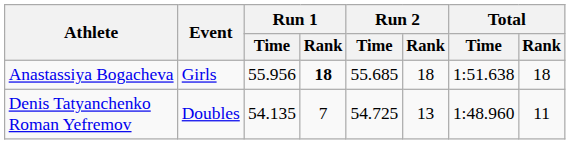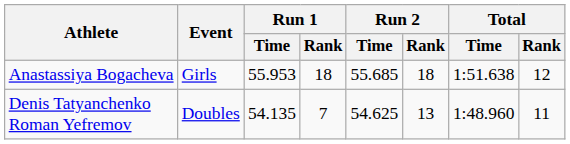(272, 75) 55.956 -> (272, 75) 55.953
(323, 75) bold -> (323, 75) normal
(542, 75) 18 -> (542, 75) 12
(374, 114) 54.725 -> (374, 114) 54.625
